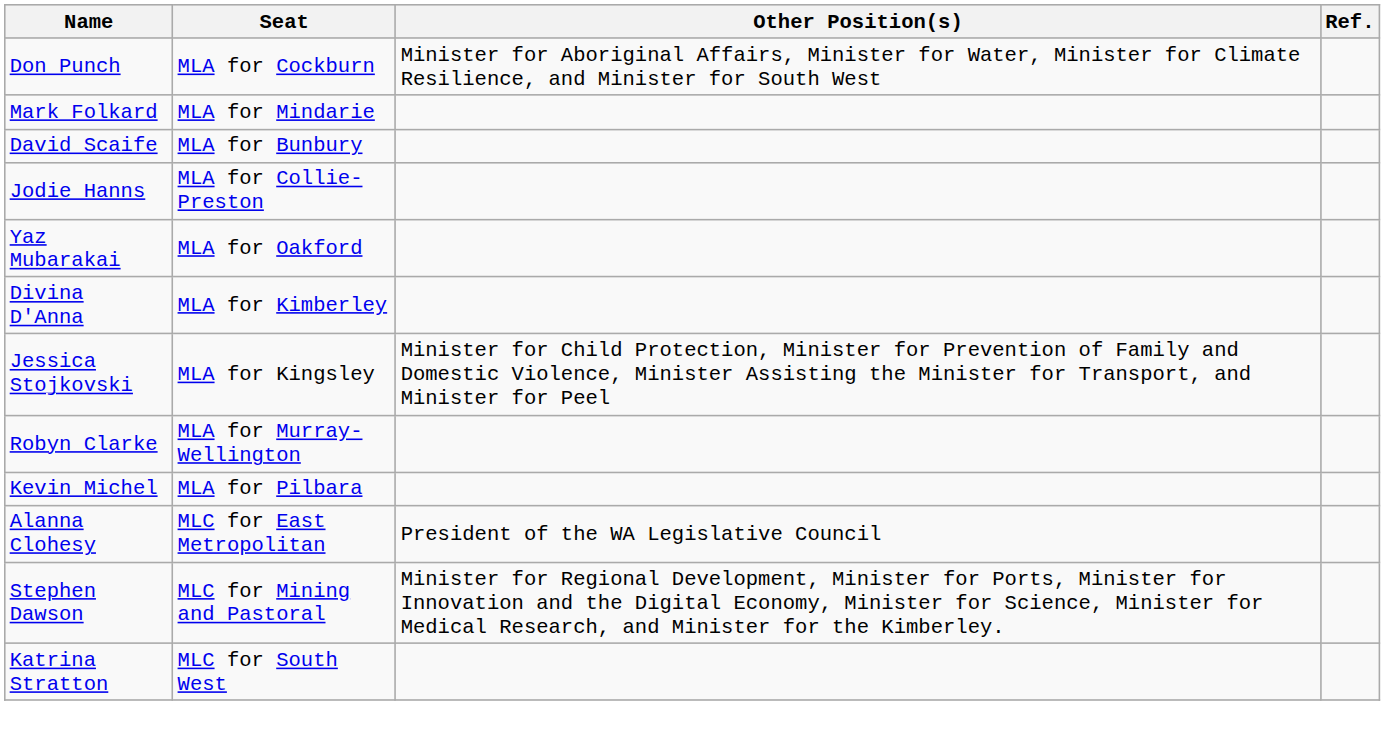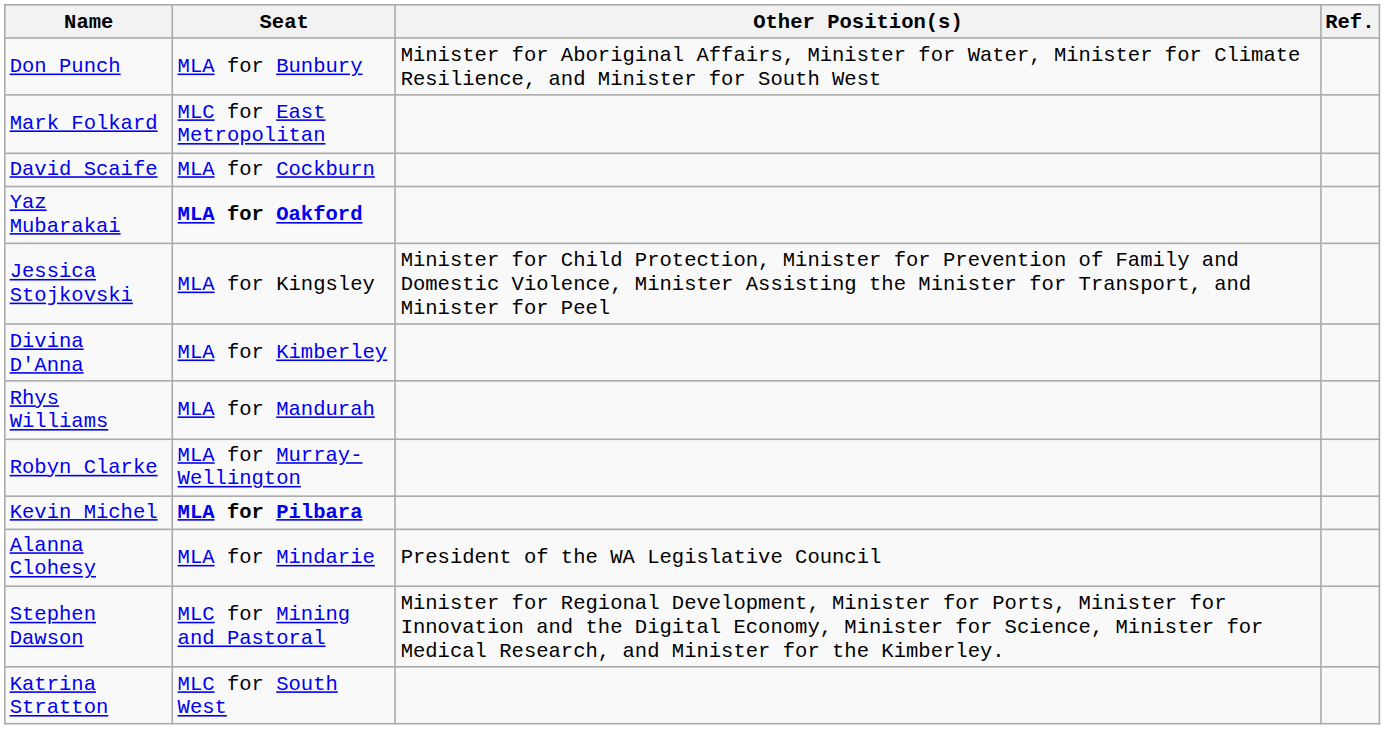(276, 67) MLA for Cockburn -> (270, 67) MLA for Bunbury
(276, 112) MLA for Mindarie -> (252, 124) MLC for East Metropolitan
(270, 146) MLA for Bunbury -> (276, 169) MLA for Cockburn
- row: (77, 191)
(270, 248) normal -> (270, 215) bold
rows swapped: (47, 305) <-> (71, 374)
+ row: (59, 410)
(270, 489) normal -> (270, 512) bold
(252, 534) MLC for East Metropolitan -> (276, 558) MLA for Mindarie
